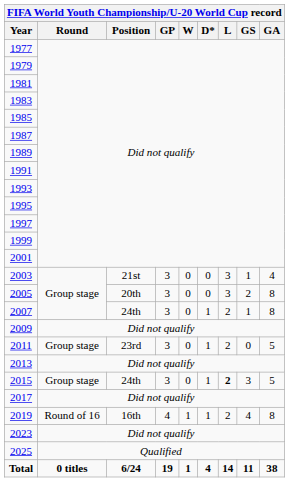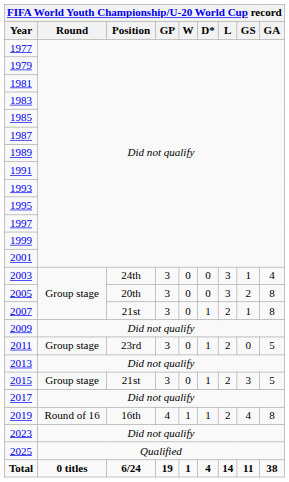(131, 275) 21st -> (131, 275) 24th
(131, 310) 24th -> (131, 310) 21st
(131, 380) 24th -> (131, 380) 21st
(228, 380) bold -> (228, 380) normal
